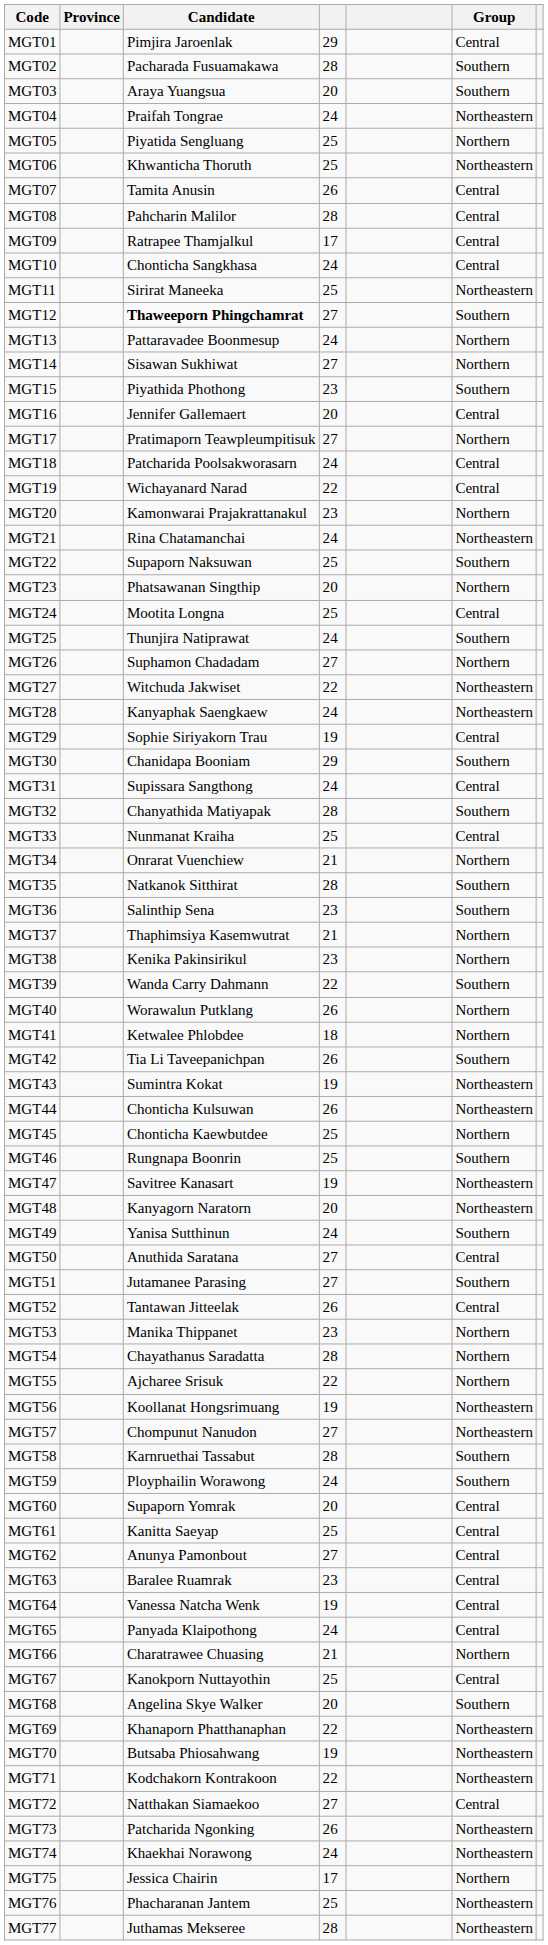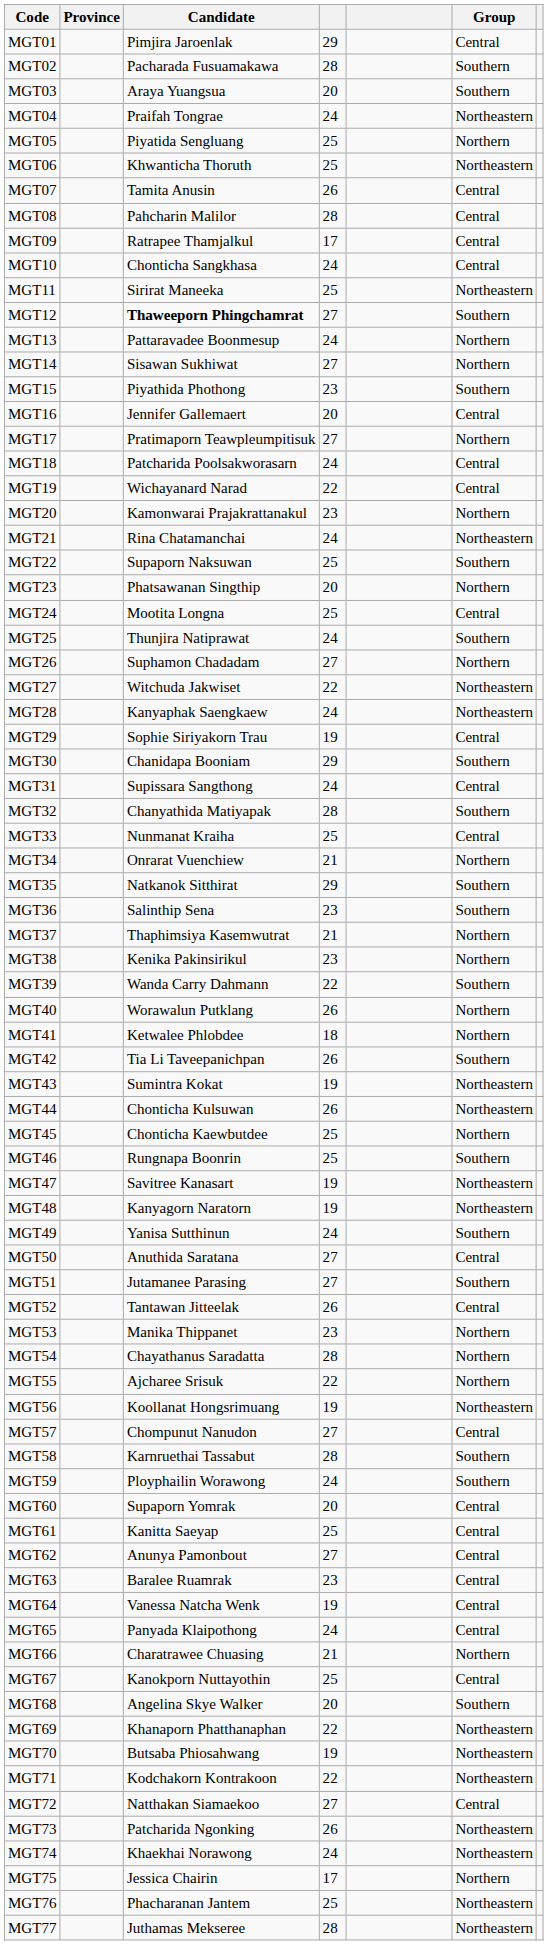(330, 885) 28 -> (330, 885) 29
(330, 1208) 20 -> (330, 1208) 19
(494, 1431) Northeastern -> (478, 1431) Central
